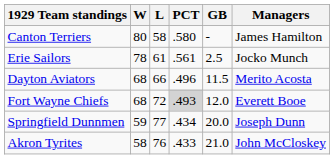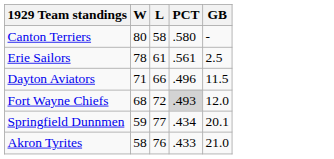- column: (281, 15)
(140, 79) 68 -> (140, 79) 71
(217, 121) 20.0 -> (217, 121) 20.1
